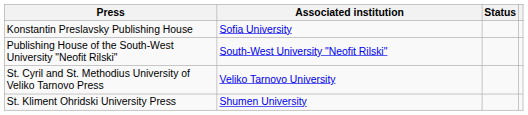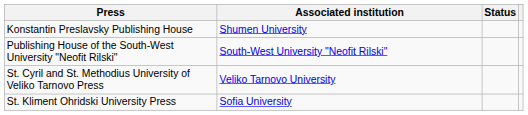(256, 29) Sofia University -> (263, 29) Shumen University
(263, 102) Shumen University -> (256, 102) Sofia University
